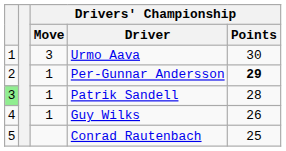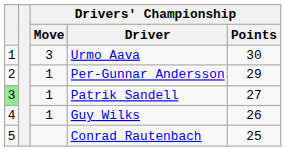(254, 75) bold -> (254, 75) normal
(254, 95) 28 -> (254, 95) 27
